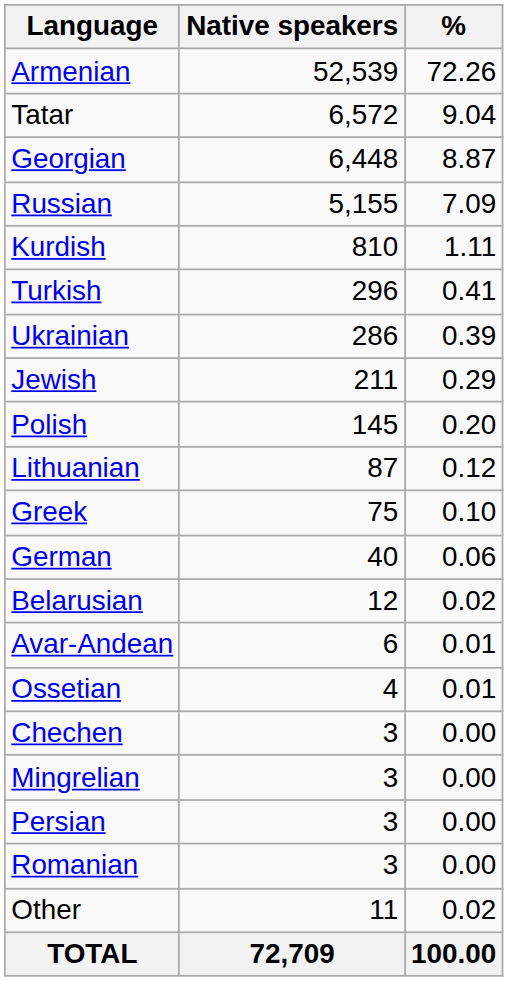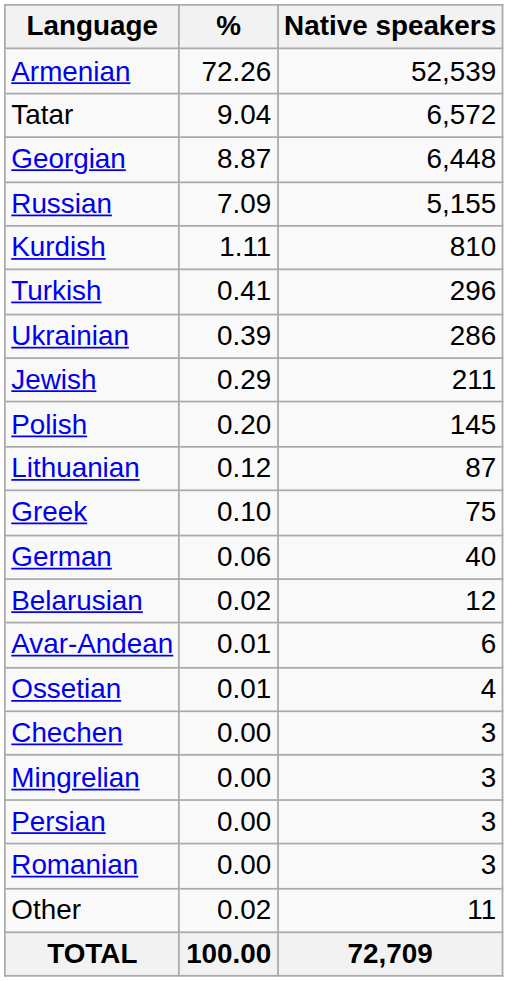columns swapped: (292, 26) <-> (454, 26)
